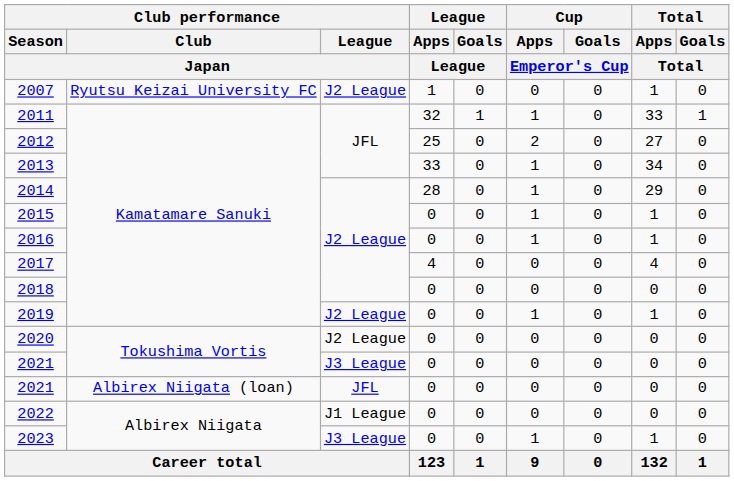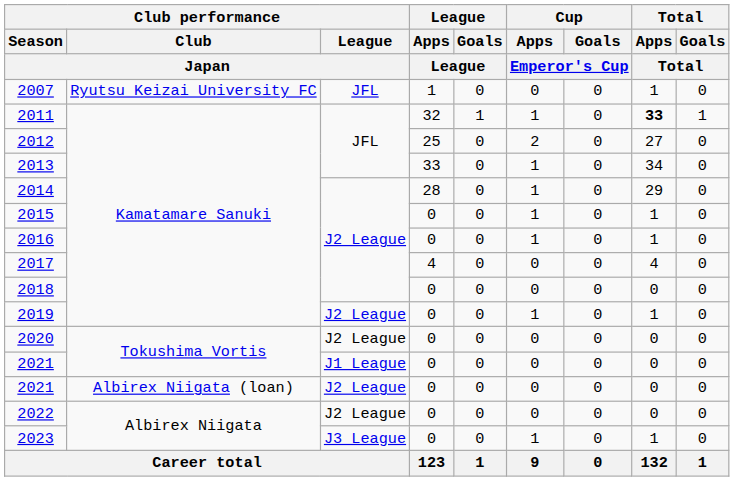(365, 91) J2 League -> (365, 91) JFL
(654, 116) normal -> (654, 116) bold
(365, 364) J3 League -> (365, 364) J1 League
(365, 389) JFL -> (365, 389) J2 League
(365, 414) J1 League -> (365, 414) J2 League
